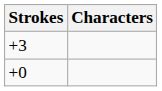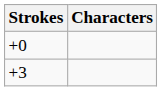rows swapped: (18, 72) <-> (18, 45)
